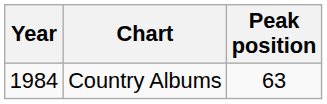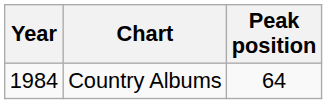(274, 80) 63 -> (274, 80) 64
